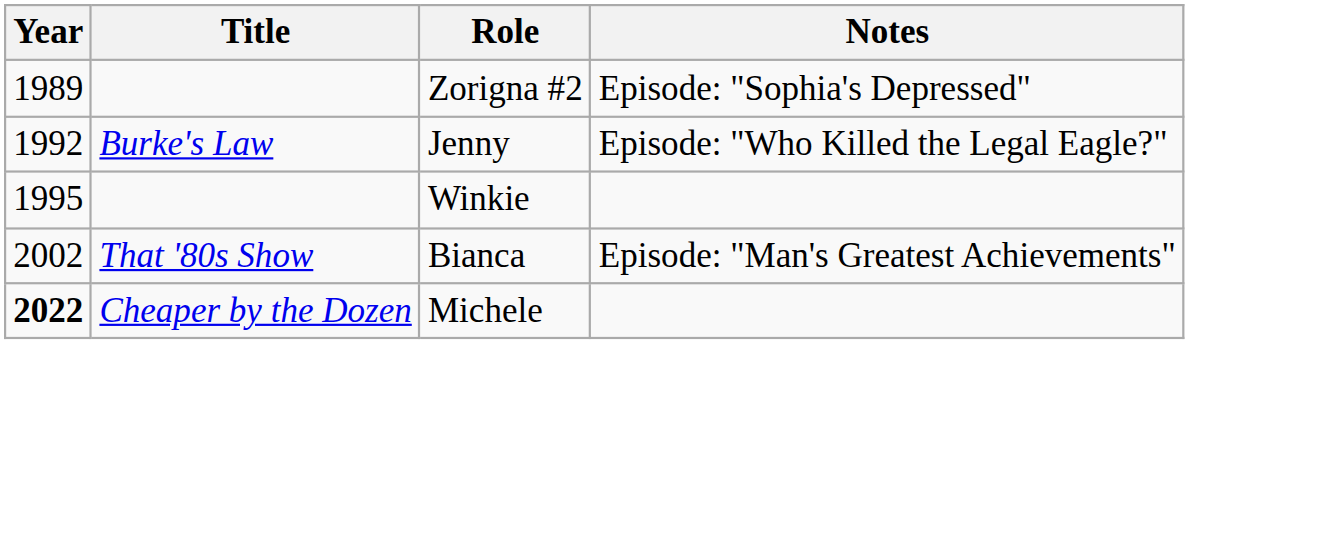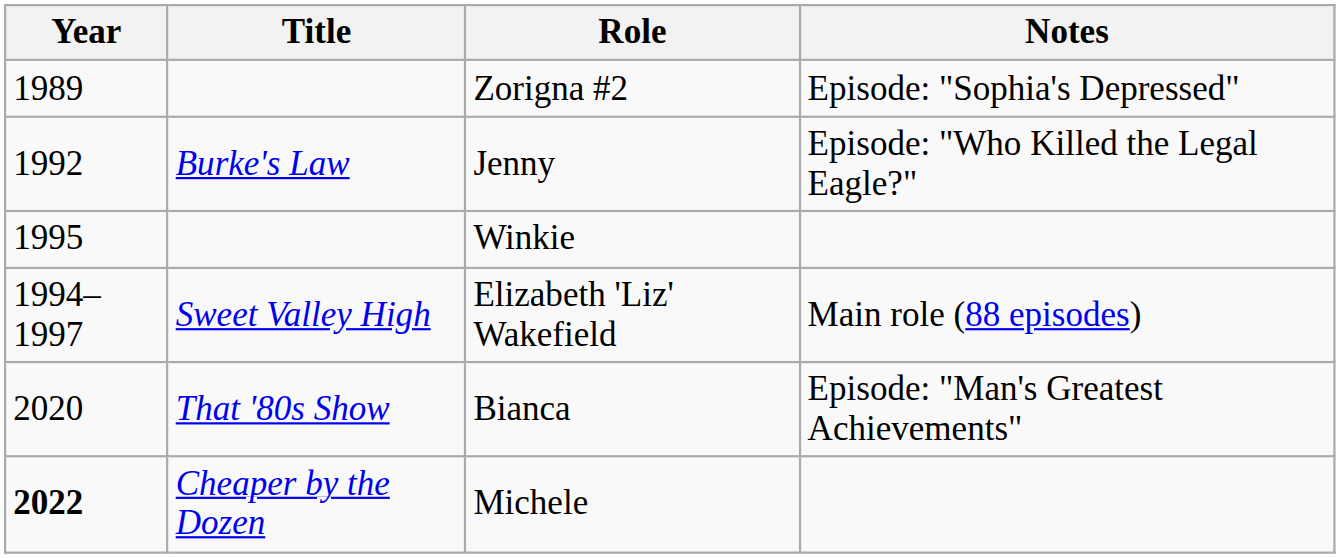+ row: (574, 313)
(48, 254) 2002 -> (48, 408) 2020
